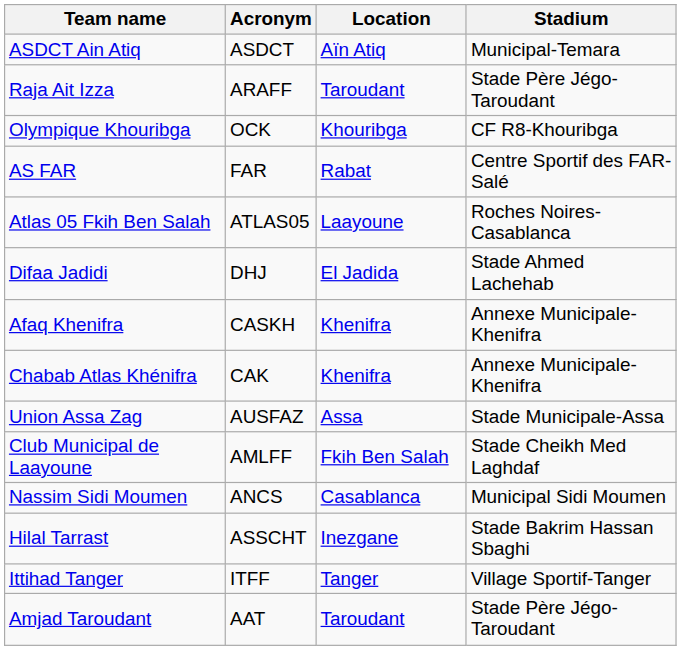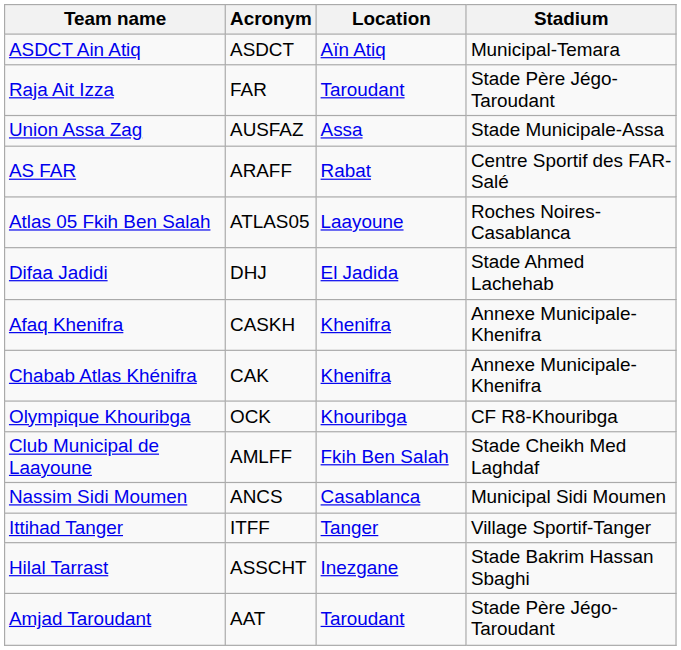(261, 89) ARAFF -> (248, 89) FAR
rows swapped: (76, 416) <-> (100, 130)
(248, 171) FAR -> (261, 171) ARAFF
rows swapped: (66, 578) <-> (59, 538)
